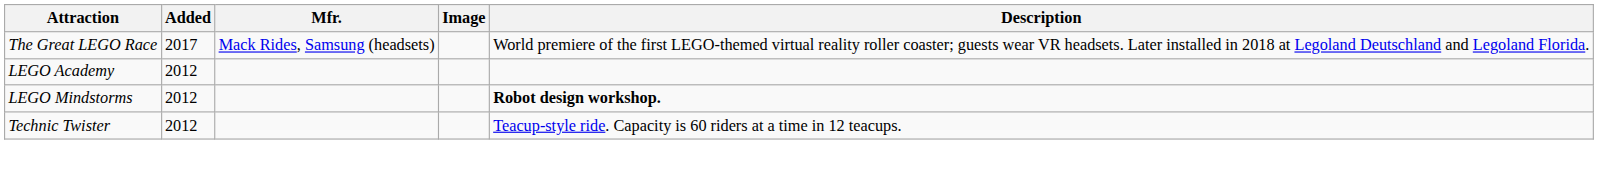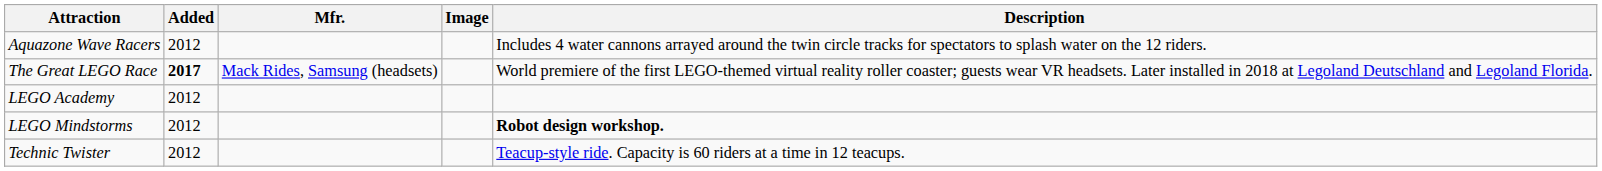+ row: (84, 45)
(181, 45) normal -> (184, 71) bold
